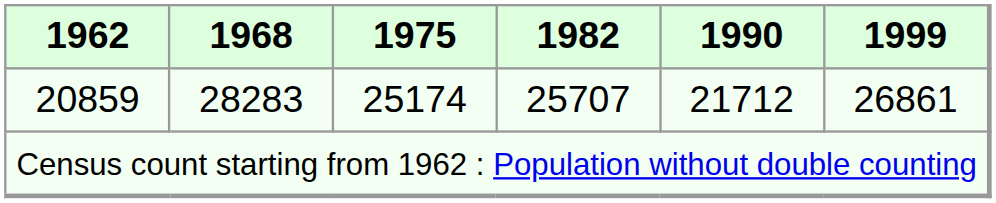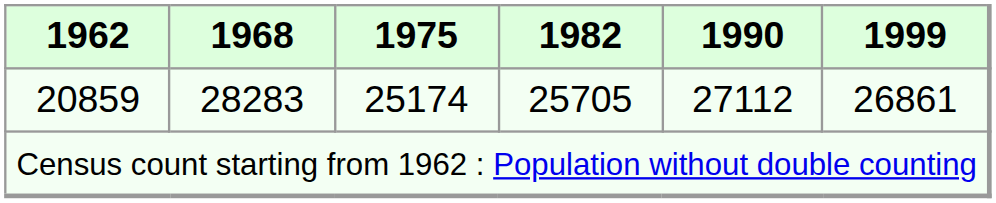(578, 99) 25707 -> (580, 99) 25705
(742, 99) 21712 -> (743, 99) 27112
